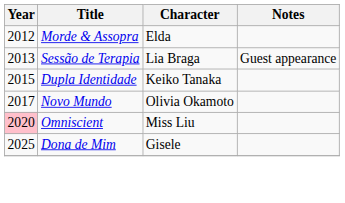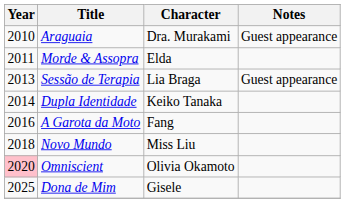+ row: (67, 36)
(21, 36) 2012 -> (21, 58) 2011
(21, 79) 2015 -> (21, 101) 2014
+ row: (91, 123)
(21, 101) 2017 -> (21, 144) 2018
(190, 101) Olivia Okamoto -> (171, 144) Miss Liu
(170, 123) Miss Liu -> (191, 166) Olivia Okamoto
